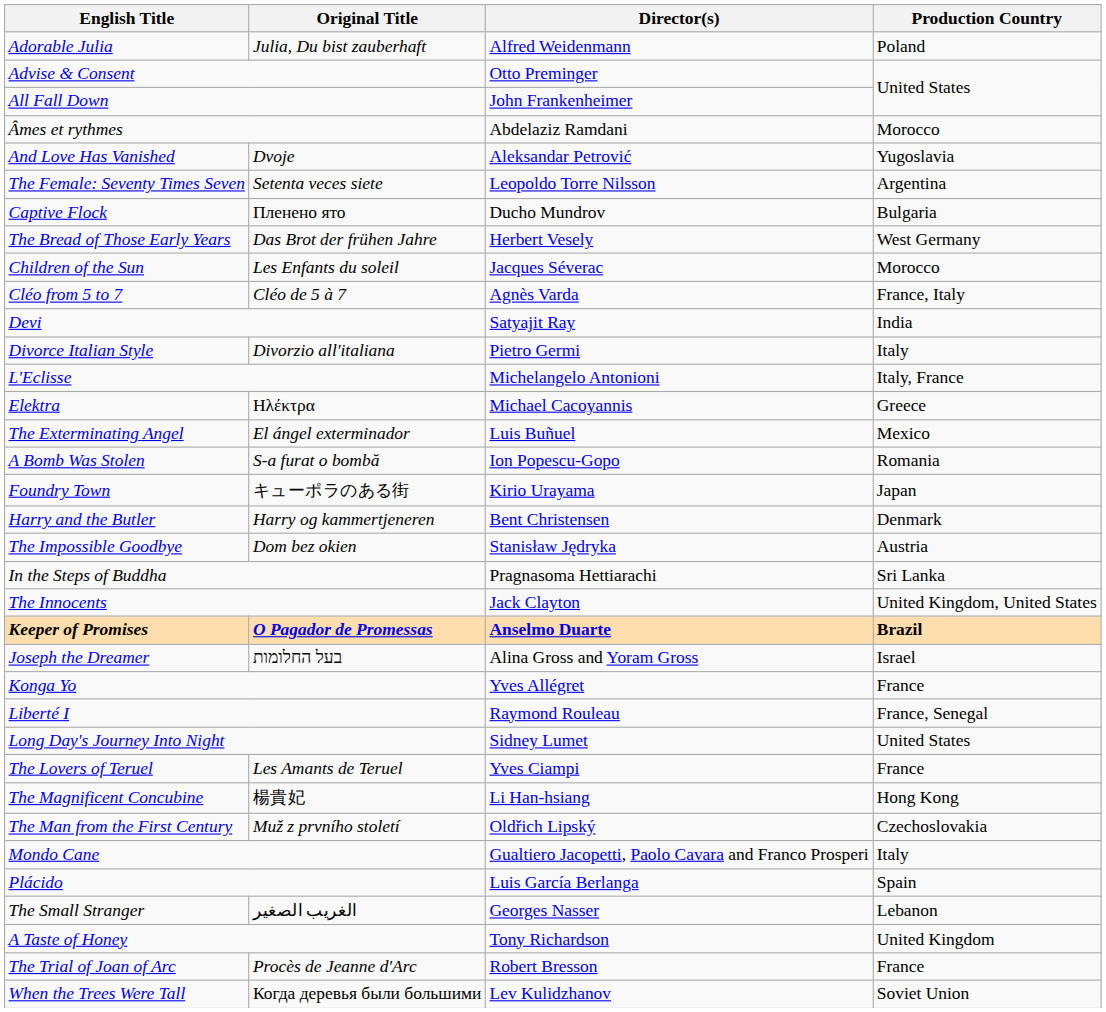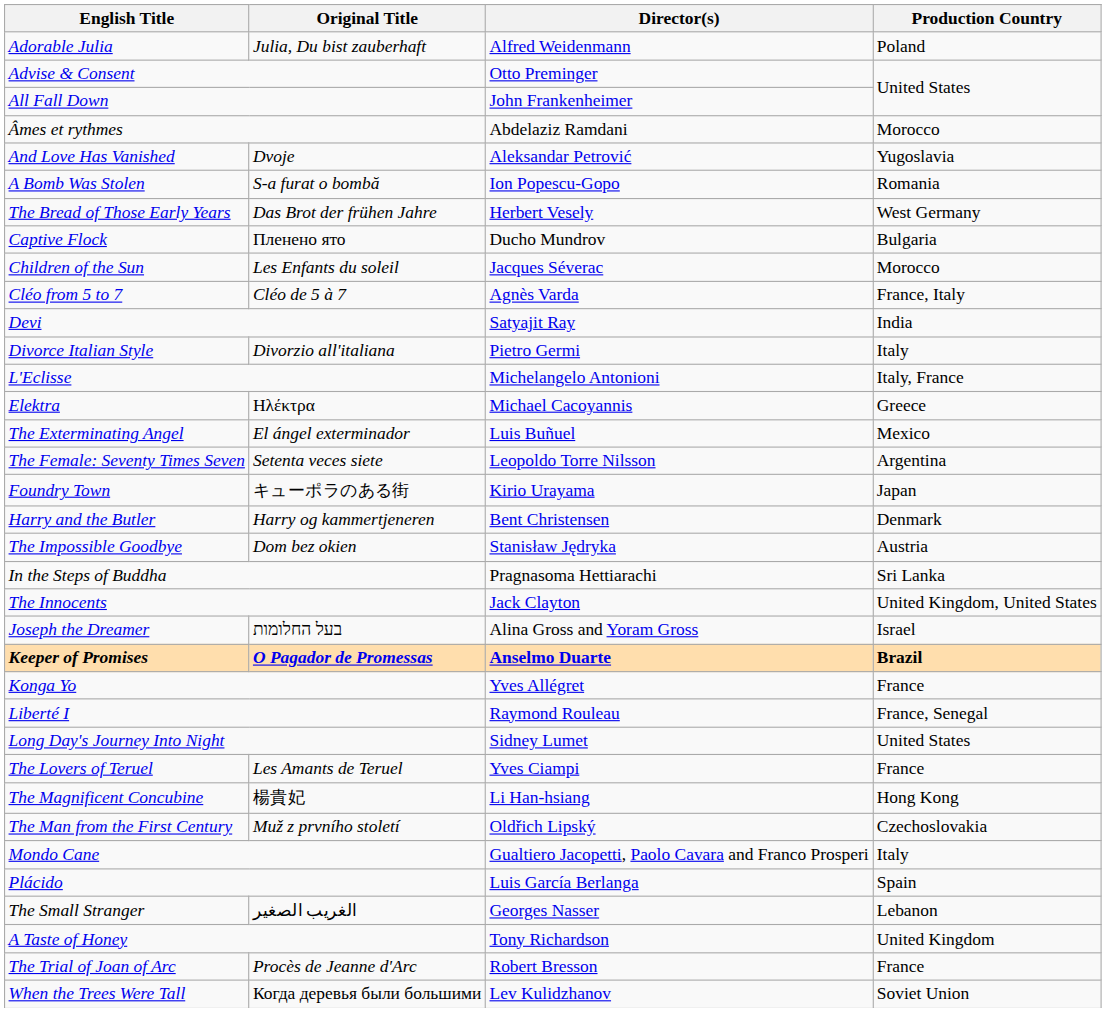rows swapped: (77, 460) <-> (127, 184)
rows swapped: (120, 239) <-> (58, 211)
rows swapped: (79, 657) <-> (78, 630)
